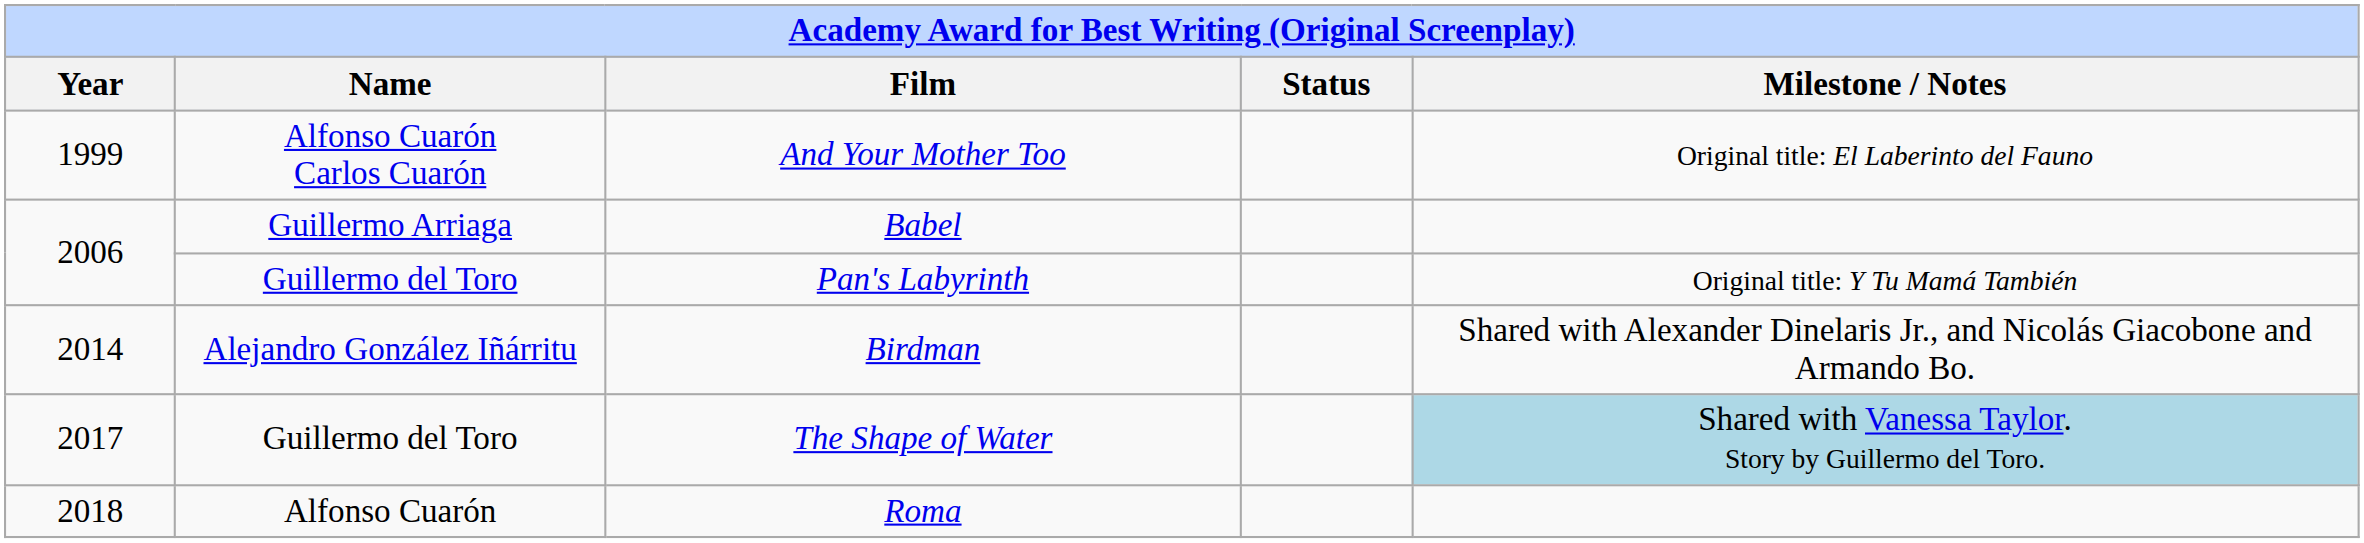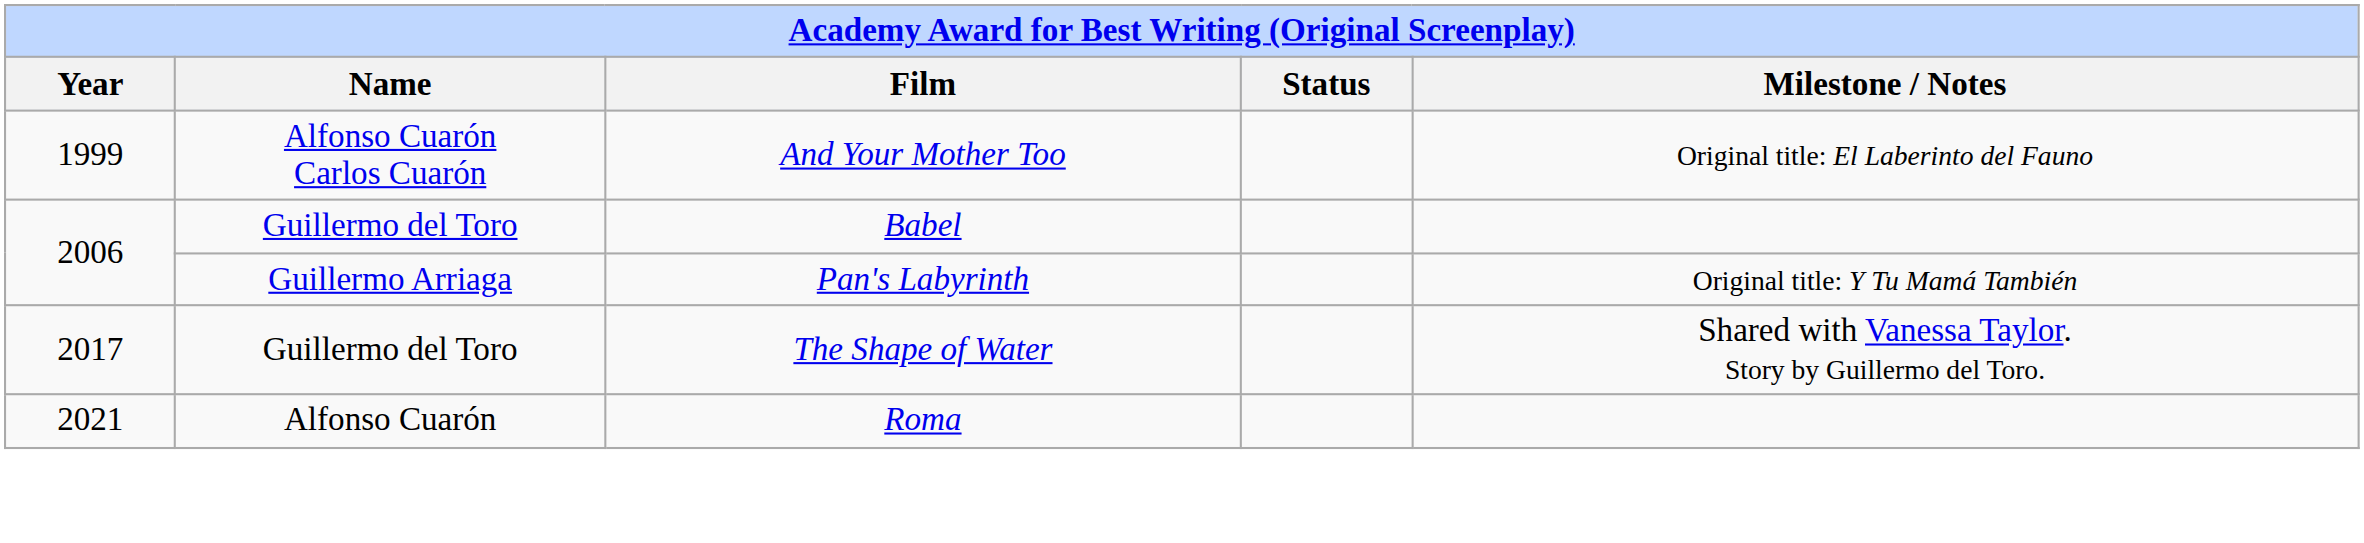(390, 225) Guillermo Arriaga -> (390, 225) Guillermo del Toro
(390, 278) Guillermo del Toro -> (390, 278) Guillermo Arriaga
- row: (923, 349)
(1885, 439) lightblue background -> (1885, 349) no background
(90, 510) 2018 -> (90, 420) 2021
